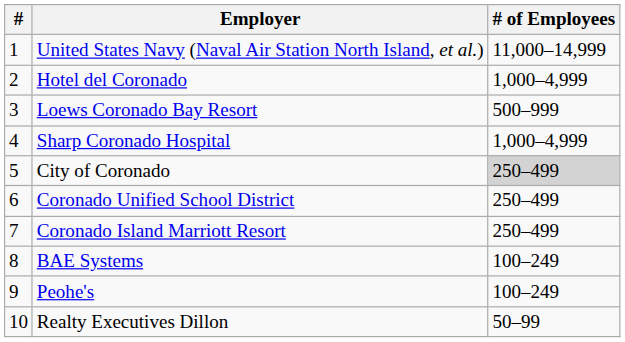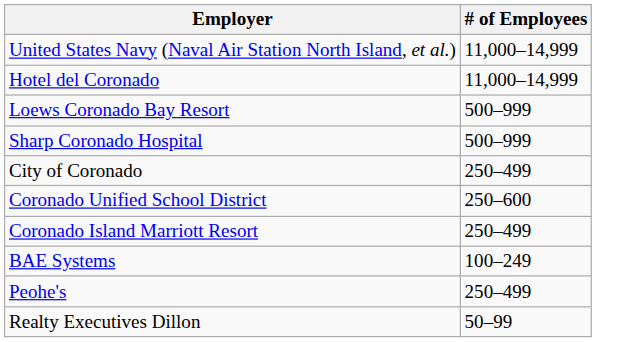- column: (19, 19)
(540, 79) 1,000–4,999 -> (521, 79) 11,000–14,999
(540, 140) 1,000–4,999 -> (498, 140) 500–999
(526, 170) lightgrey background -> (498, 170) no background
(526, 200) 250–499 -> (498, 200) 250–600
(526, 291) 100–249 -> (498, 291) 250–499
